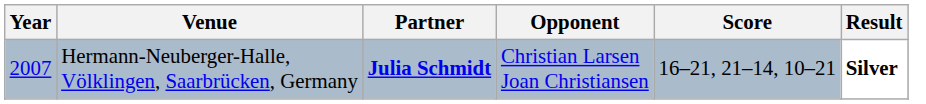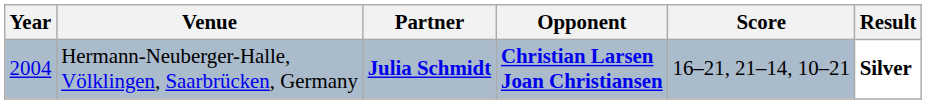(30, 68) 2007 -> (30, 68) 2004
(575, 68) normal -> (582, 68) bold
